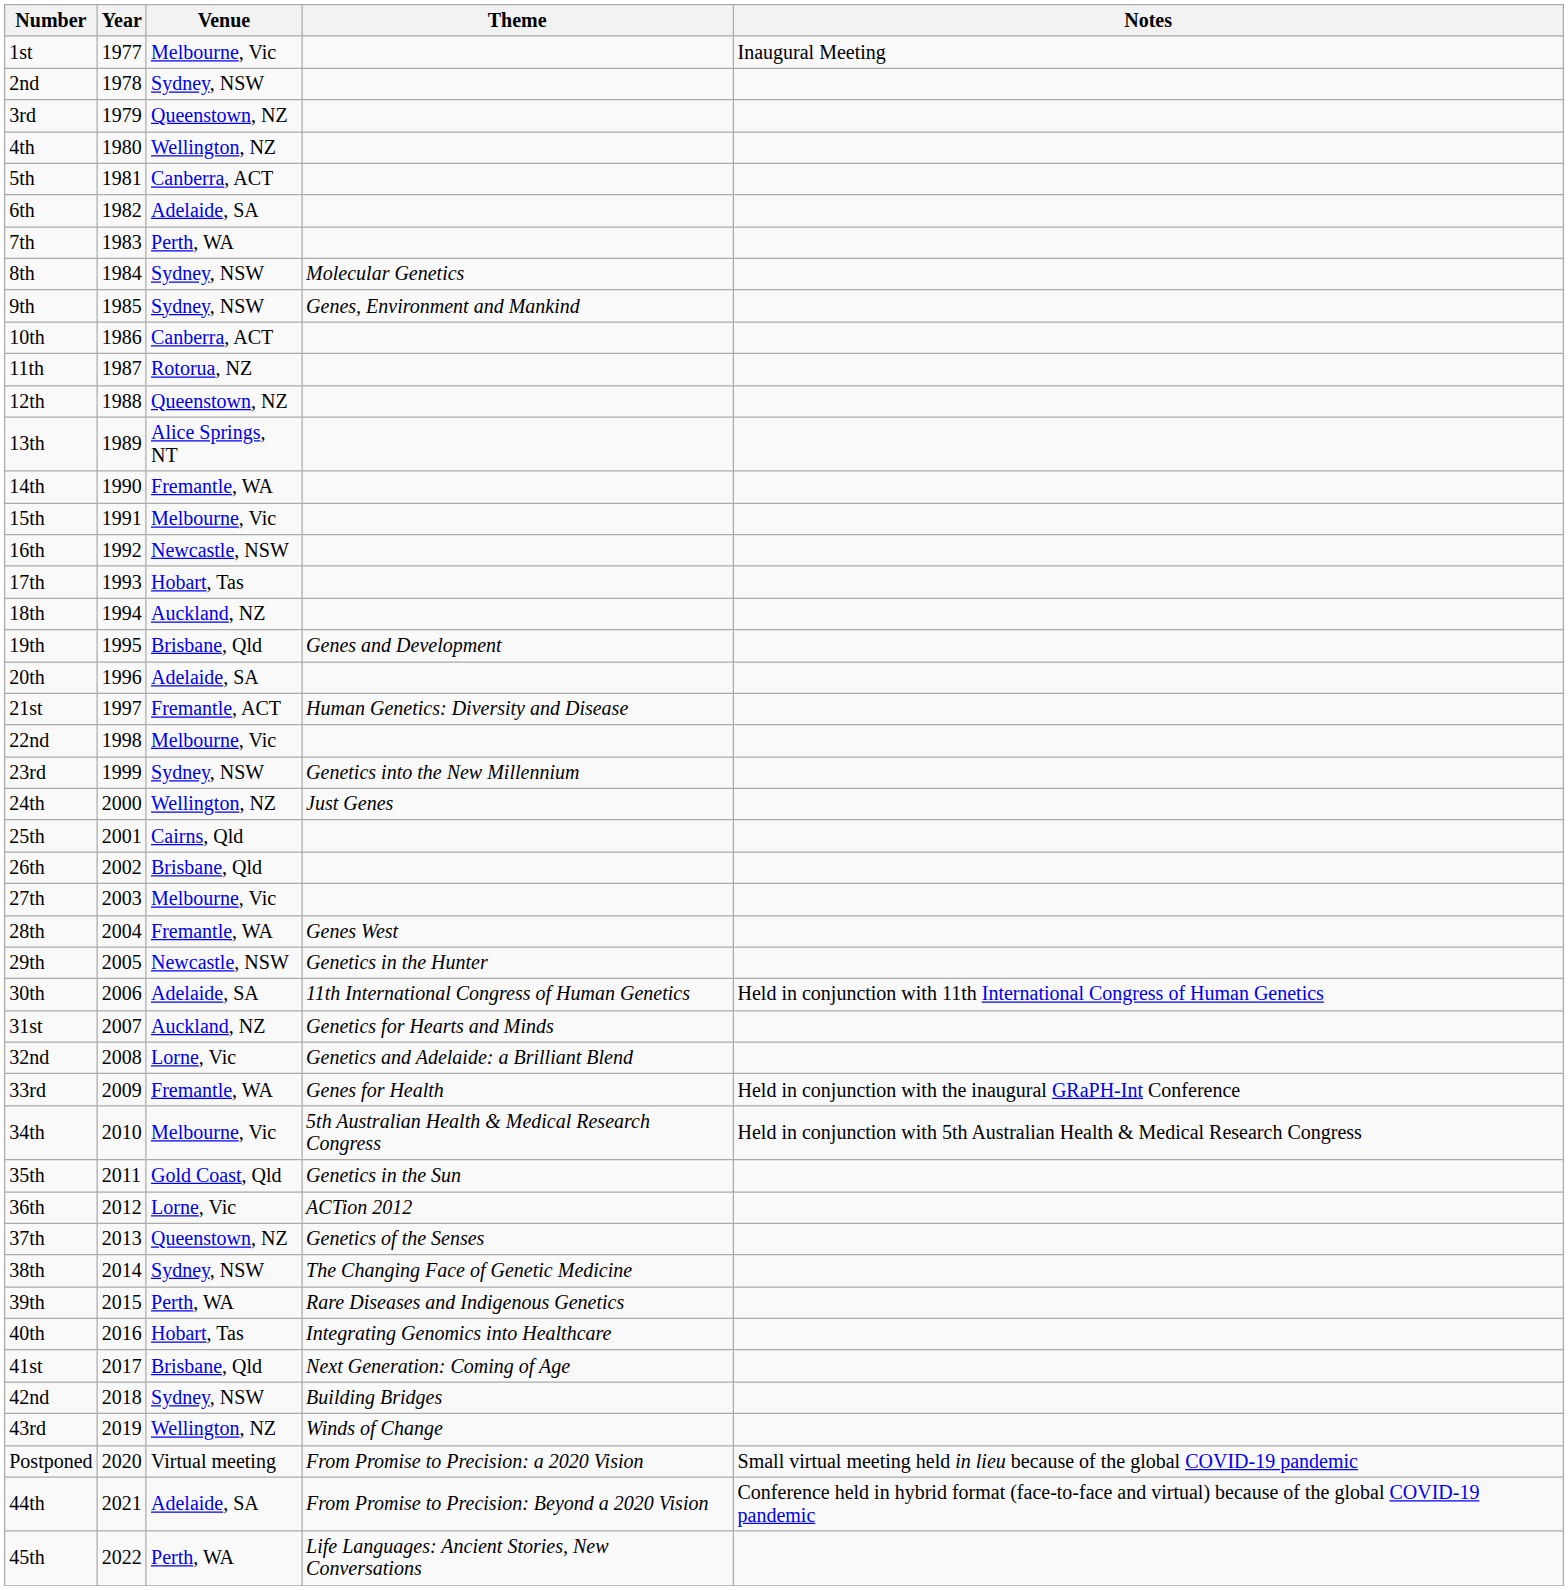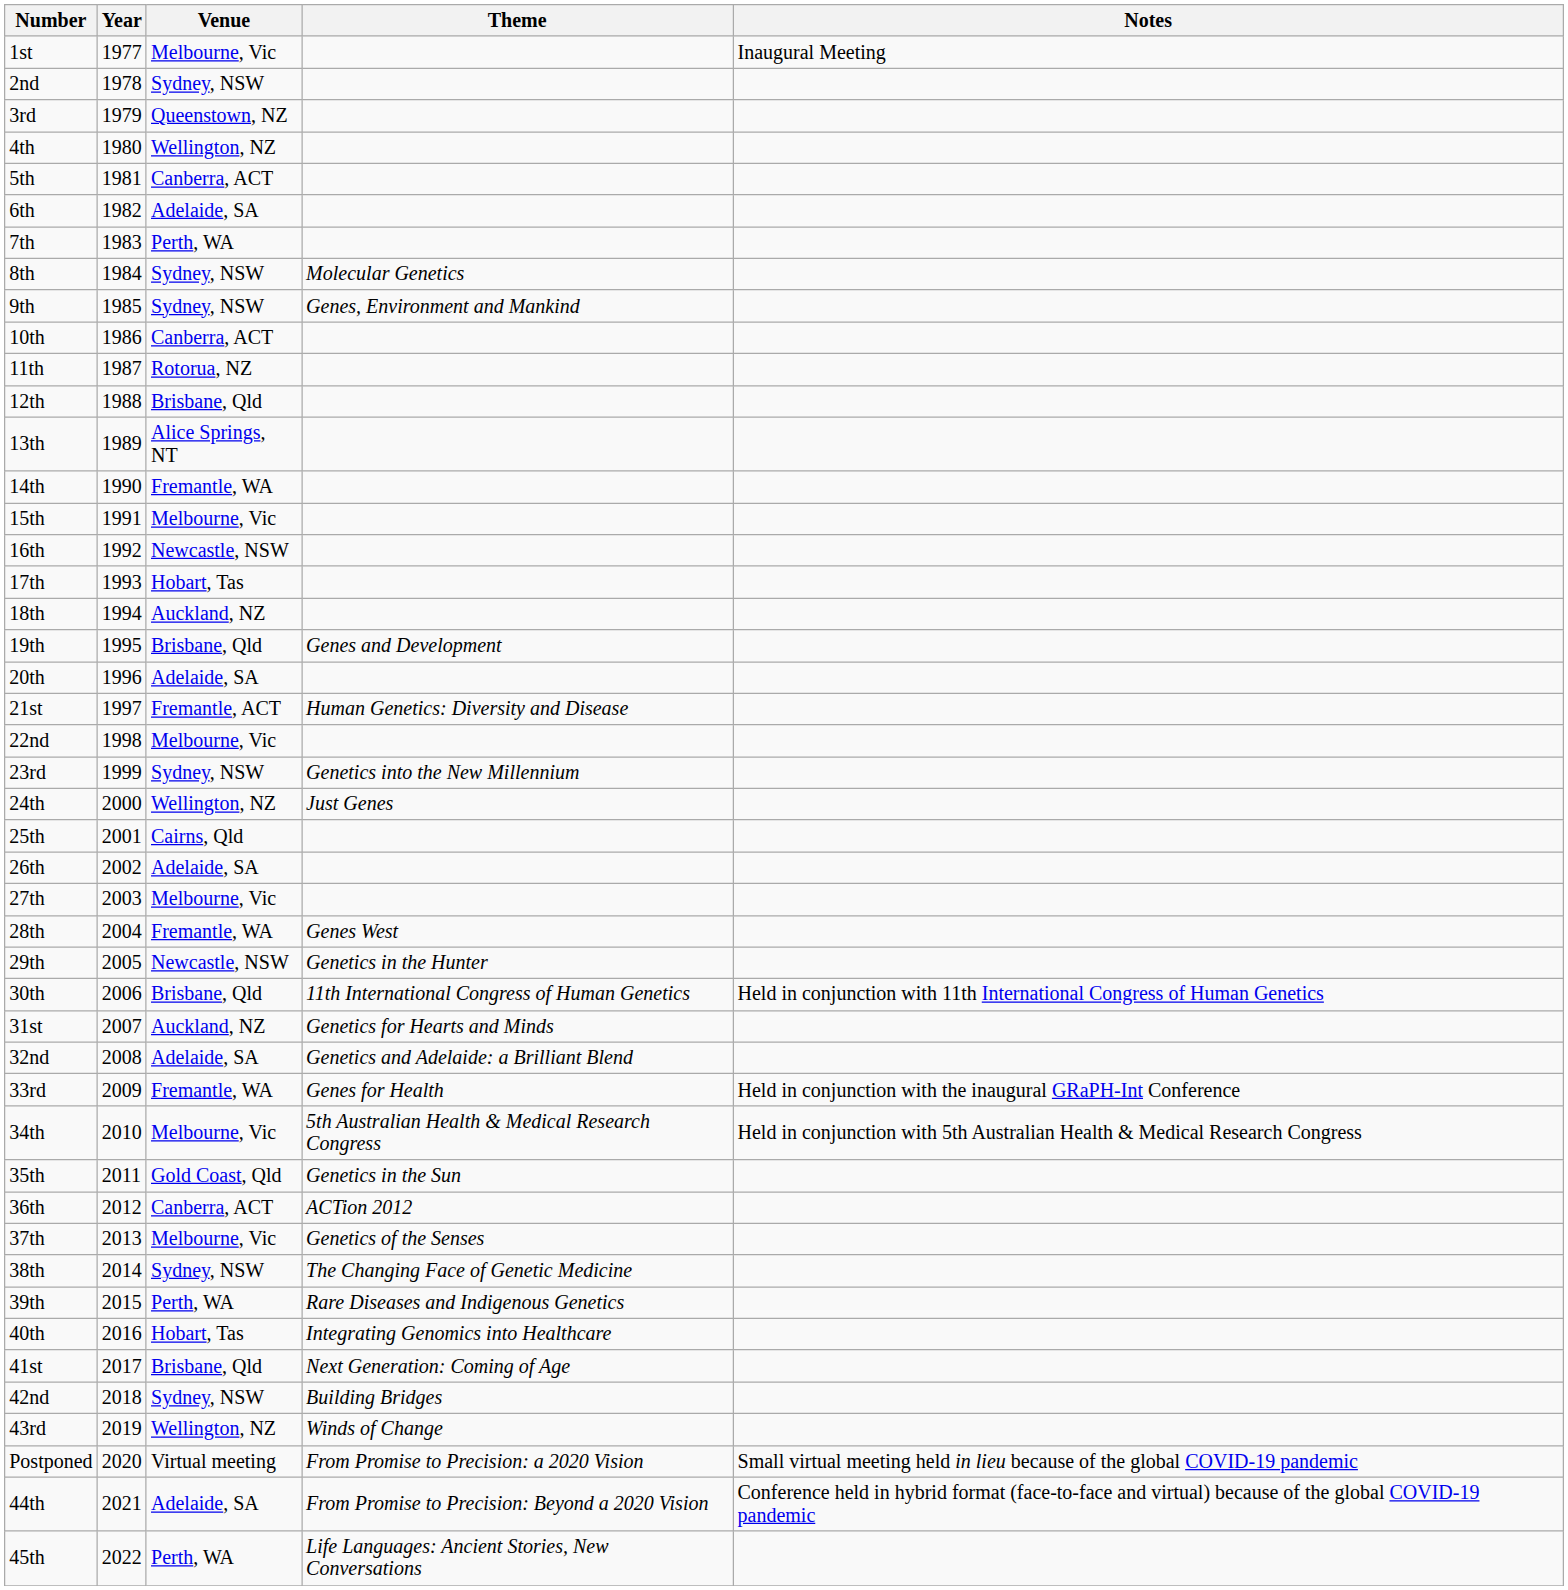(219, 400) Queenstown, NZ -> (207, 400) Brisbane, Qld
(207, 867) Brisbane, Qld -> (205, 867) Adelaide, SA
(205, 994) Adelaide, SA -> (207, 994) Brisbane, Qld
(194, 1057) Lorne, Vic -> (205, 1057) Adelaide, SA
(194, 1207) Lorne, Vic -> (212, 1207) Canberra, ACT
(219, 1238) Queenstown, NZ -> (214, 1238) Melbourne, Vic
